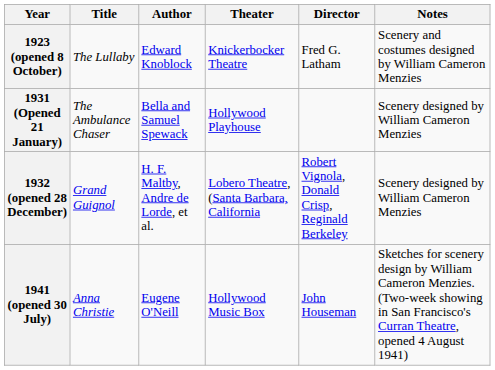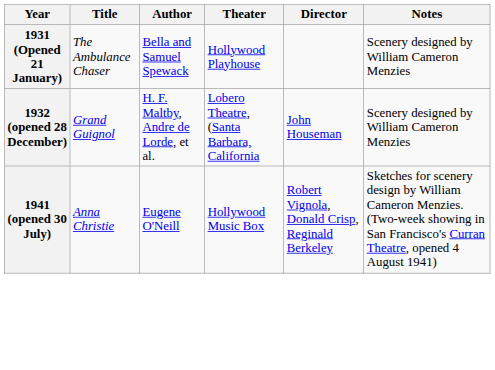- row: (37, 56)
(325, 197) Robert Vignola, Donald Crisp, Reginald Berkeley -> (314, 127) John Houseman
(329, 304) John Houseman -> (323, 219) Robert Vignola, Donald Crisp, Reginald Berkeley
